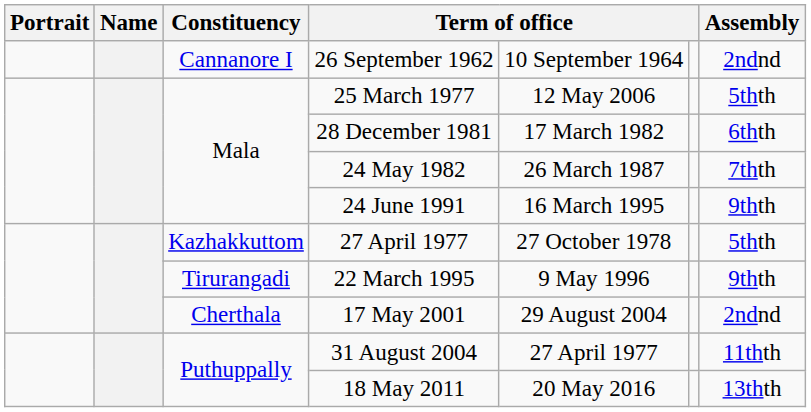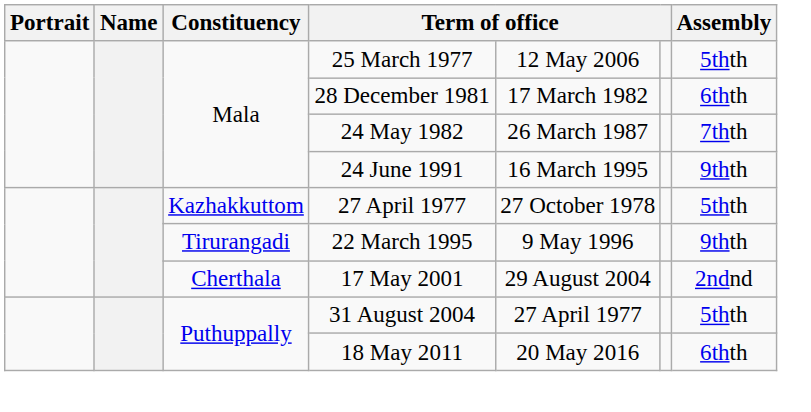- row: (404, 59)
(752, 351) 11thth -> (724, 315) 5thth
(752, 388) 13thth -> (724, 351) 6thth
